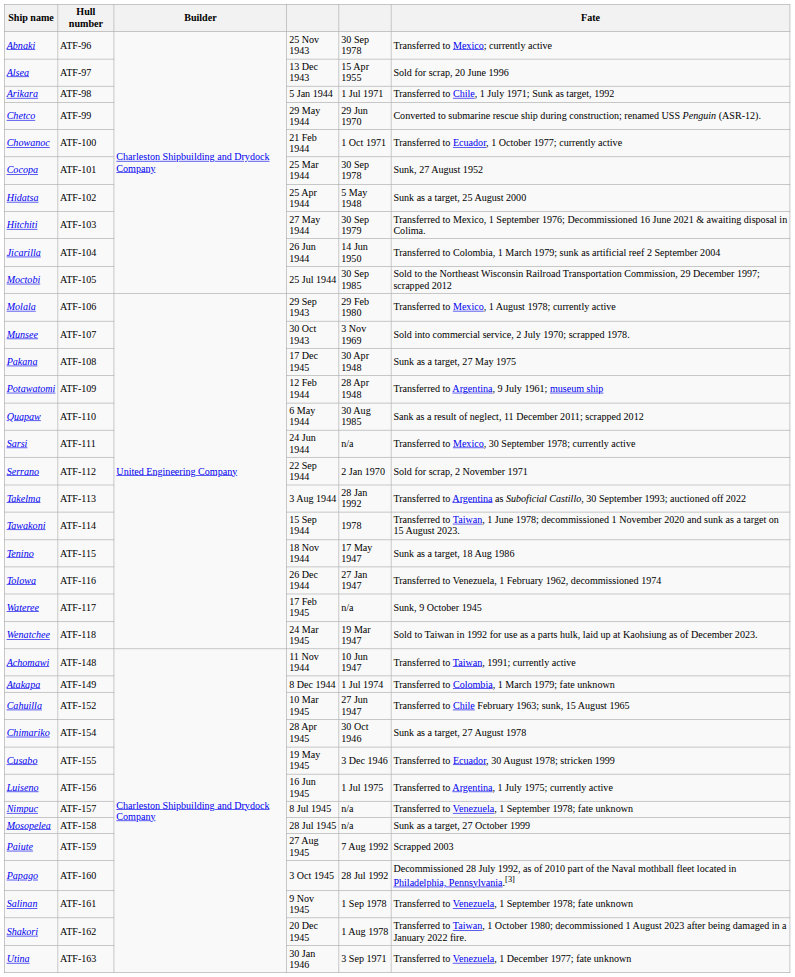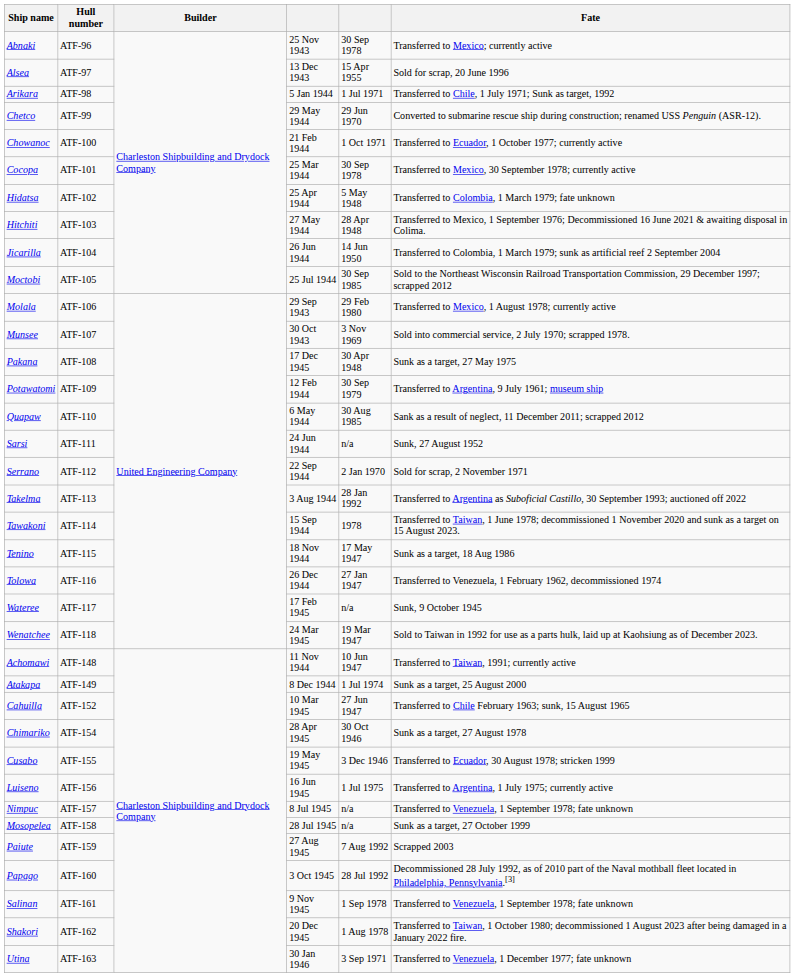(438, 170) Sunk, 27 August 1952 -> (514, 170) Transferred to Mexico, 30 September 1978; currently active
(460, 198) Sunk as a target, 25 August 2000 -> (504, 198) Transferred to Colombia, 1 March 1979; fate unknown
(355, 225) 30 Sep 1979 -> (355, 225) 28 Apr 1948
(355, 389) 28 Apr 1948 -> (355, 389) 30 Sep 1979
(514, 444) Transferred to Mexico, 30 September 1978; currently active -> (438, 444) Sunk, 27 August 1952
(504, 684) Transferred to Colombia, 1 March 1979; fate unknown -> (460, 684) Sunk as a target, 25 August 2000
